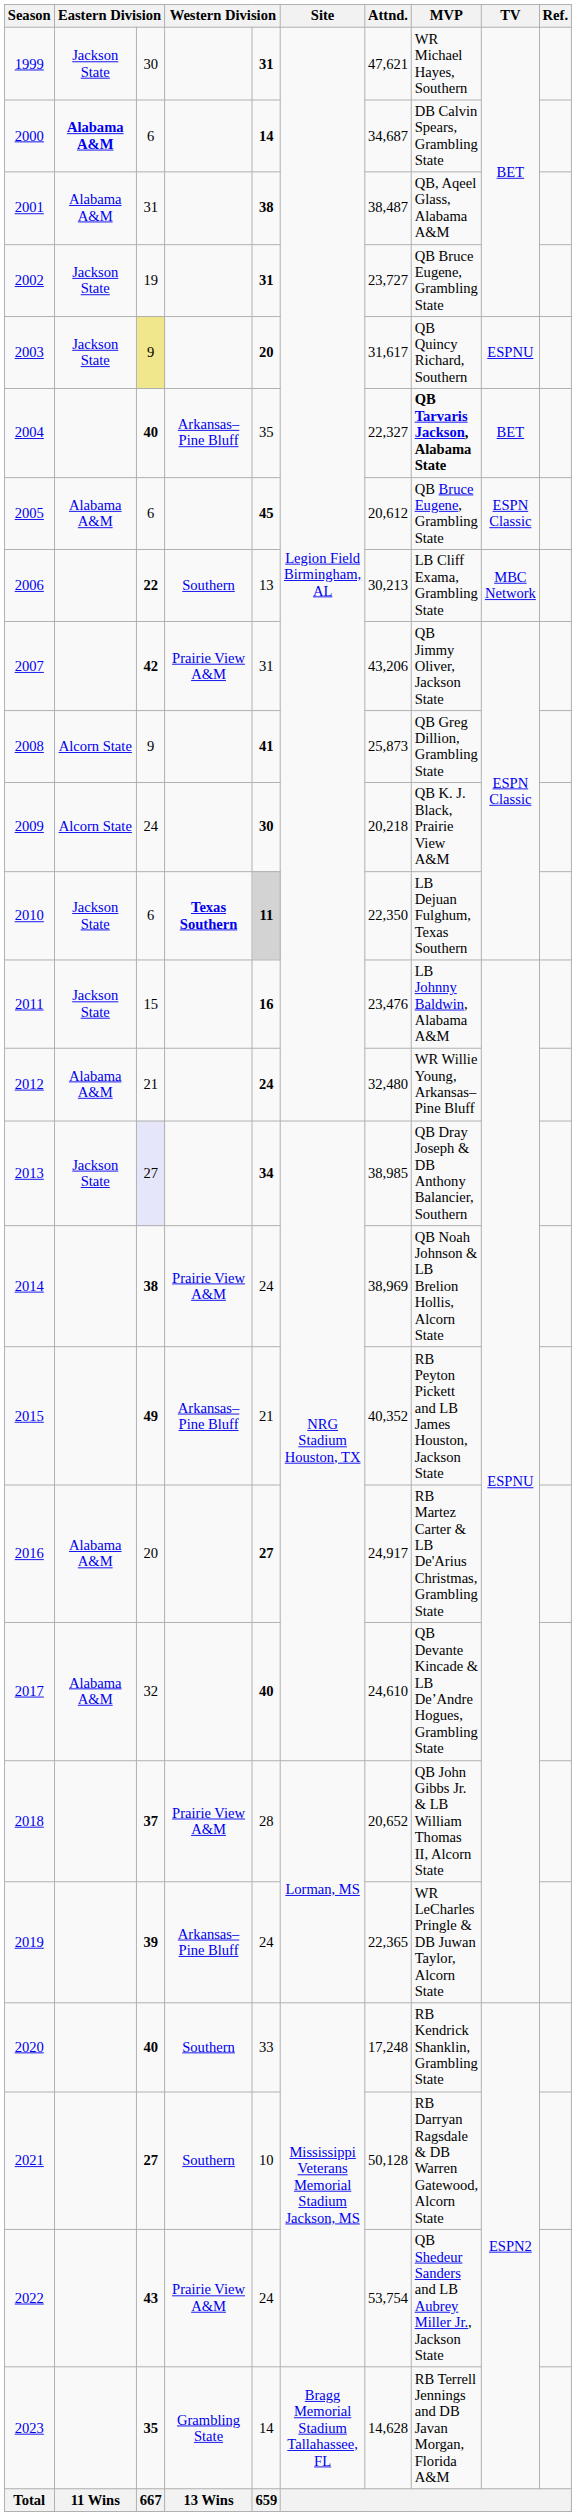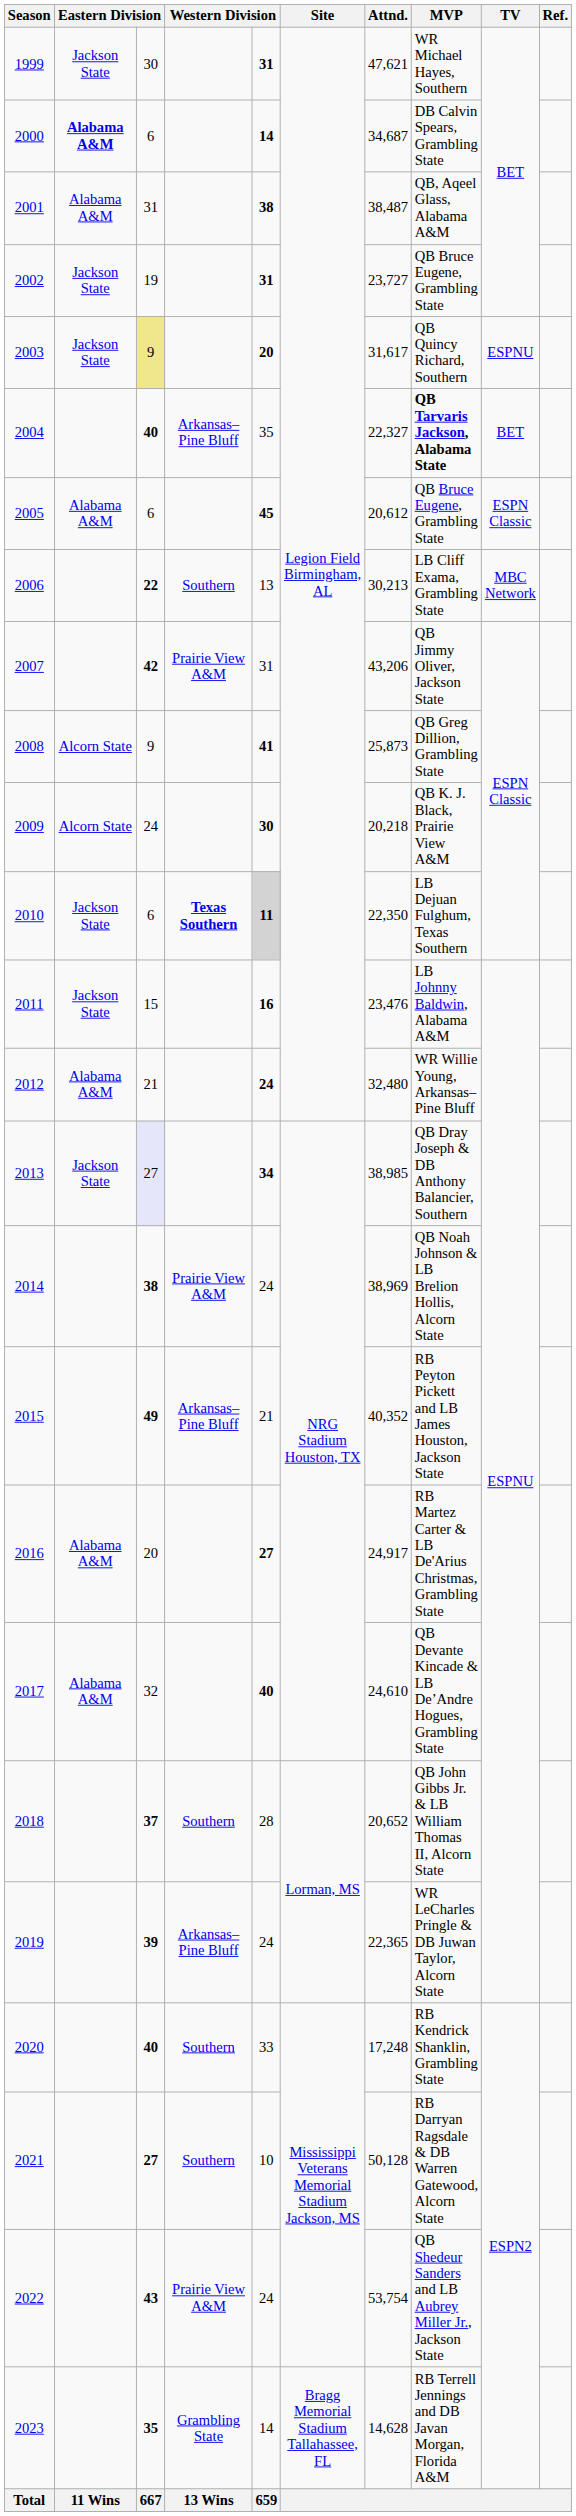(209, 1821) Prairie View A&M -> (209, 1821) Southern
